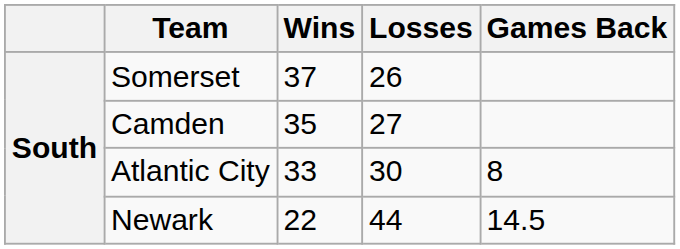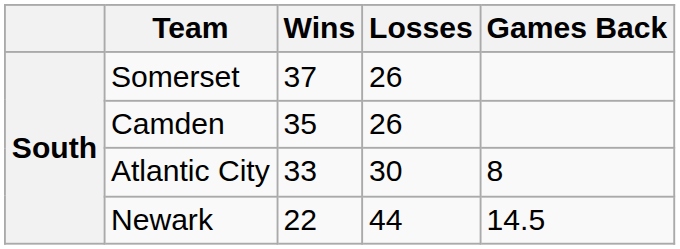(386, 123) 27 -> (386, 123) 26
